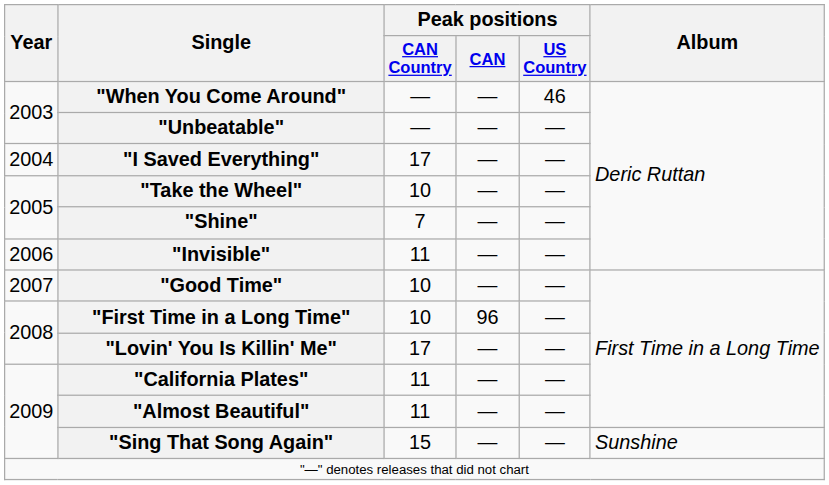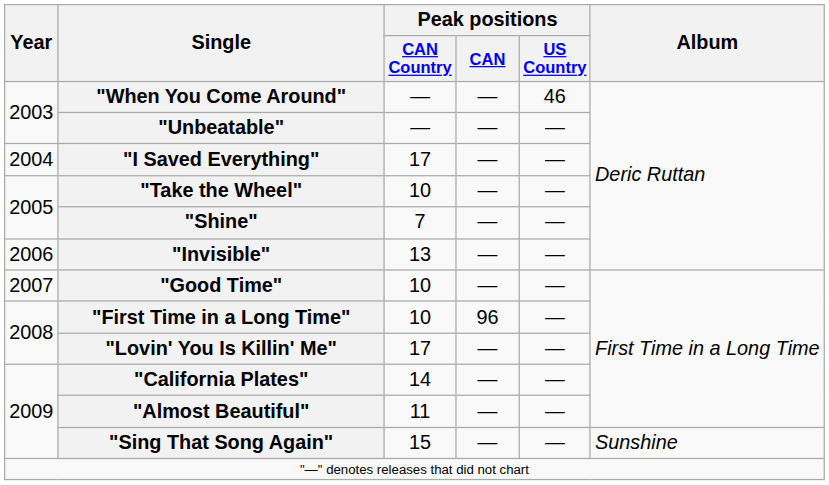(420, 254) 11 -> (420, 254) 13
(420, 379) 11 -> (420, 379) 14
